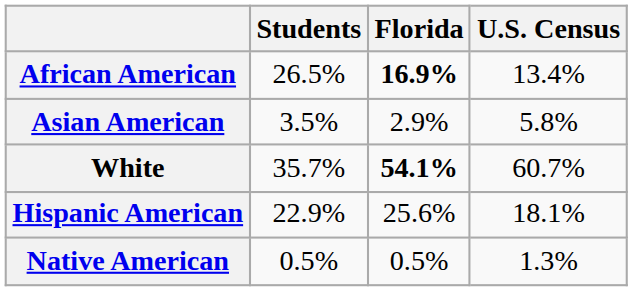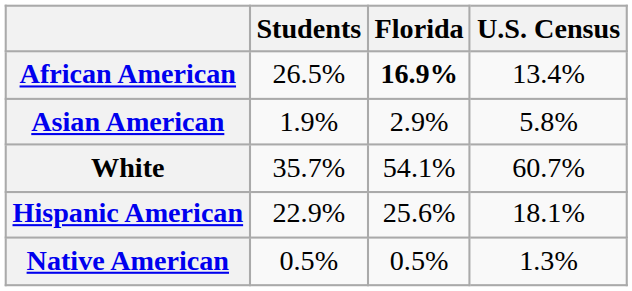(309, 121) 3.5% -> (309, 121) 1.9%
(419, 167) bold -> (419, 167) normal
